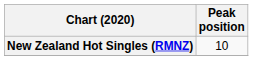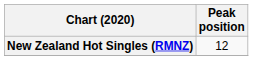(222, 45) 10 -> (222, 45) 12
